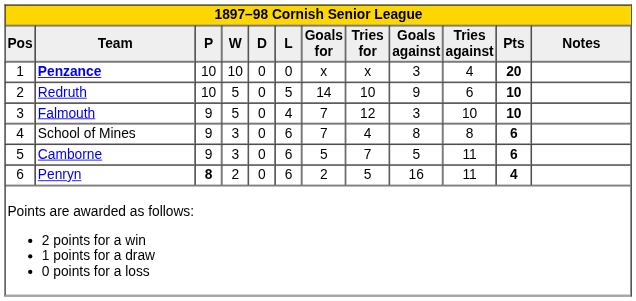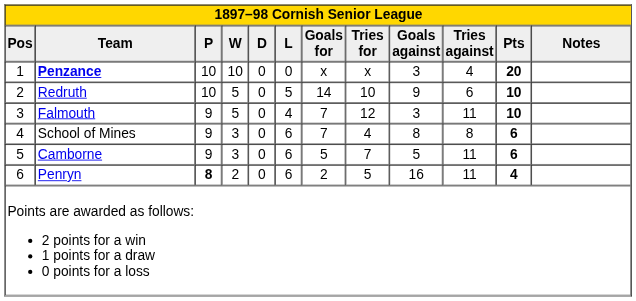(470, 113) 10 -> (470, 113) 11
